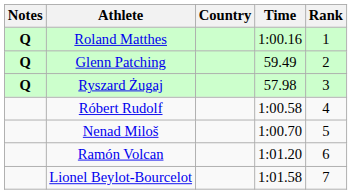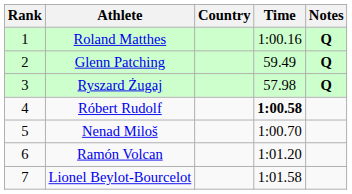columns swapped: (326, 16) <-> (25, 16)
(280, 108) normal -> (280, 108) bold
